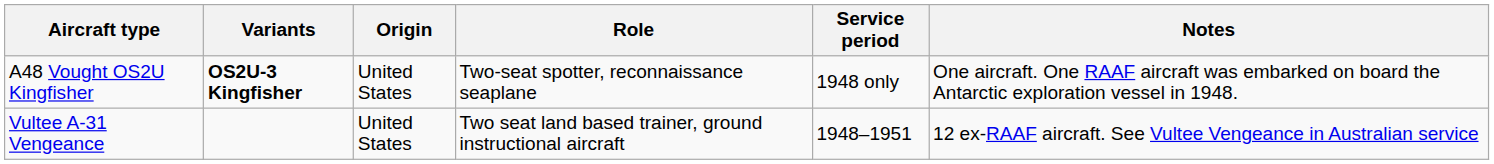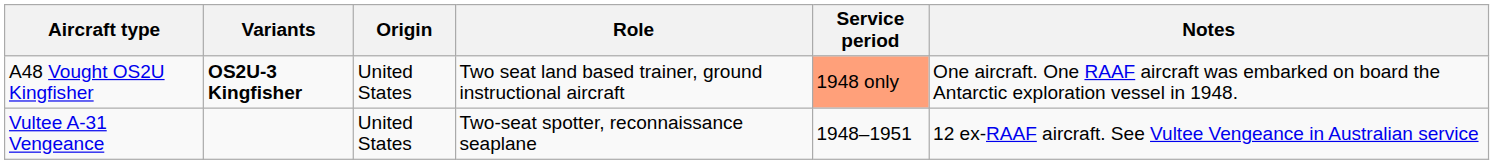(601, 81) Two-seat spotter, reconnaissance seaplane -> (611, 81) Two seat land based trainer, ground instructional aircraft
(858, 81) no background -> (858, 81) lightsalmon background
(611, 133) Two seat land based trainer, ground instructional aircraft -> (601, 133) Two-seat spotter, reconnaissance seaplane
